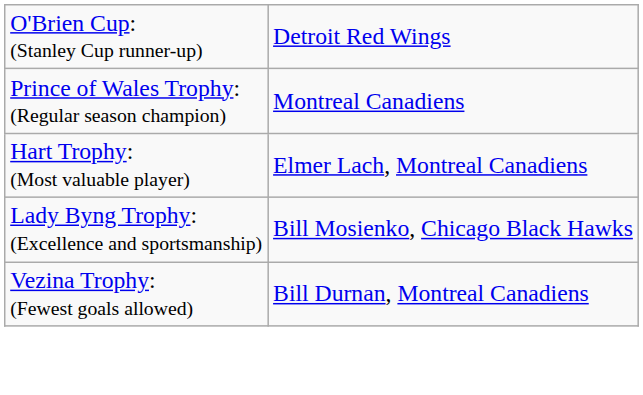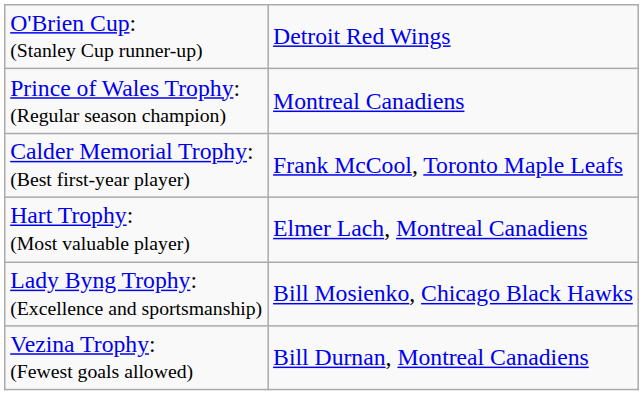+ row: (132, 164)
